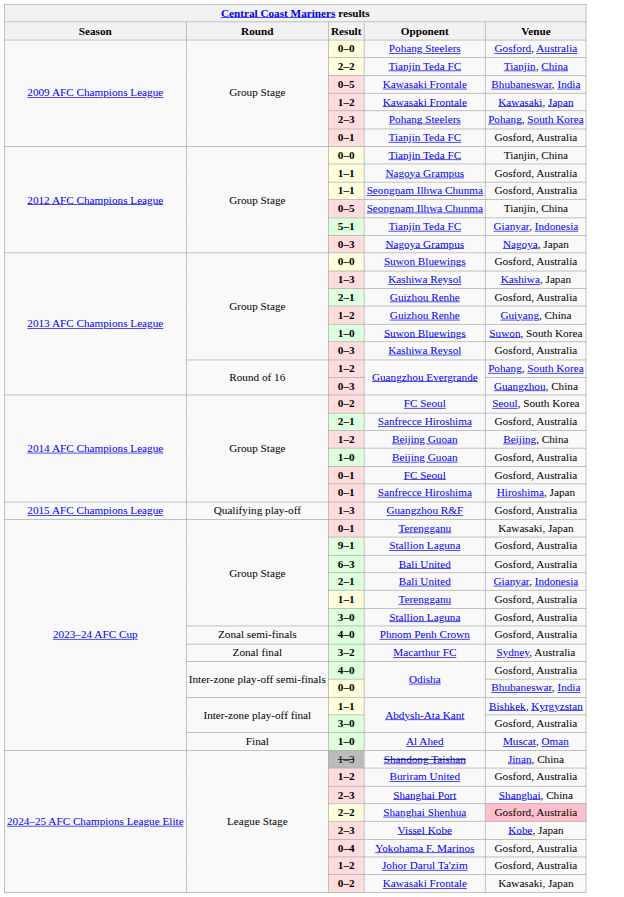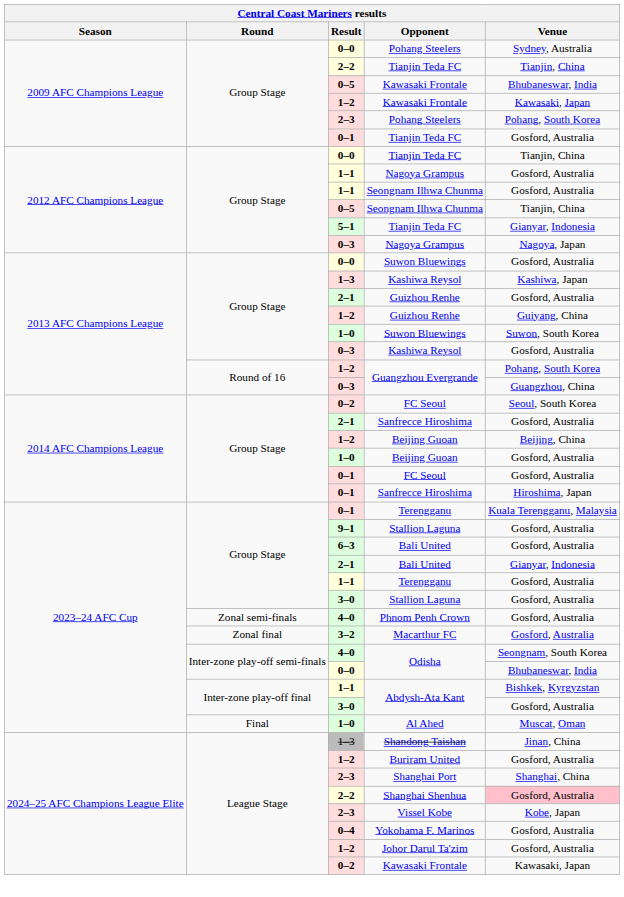(536, 48) Gosford, Australia -> (552, 48) Sydney, Australia
- row: (346, 510)
(536, 528) Kawasaki, Japan -> (552, 510) Kuala Terengganu, Malaysia
(536, 652) Sydney, Australia -> (552, 635) Gosford, Australia
(536, 670) Gosford, Australia -> (552, 652) Seongnam, South Korea
